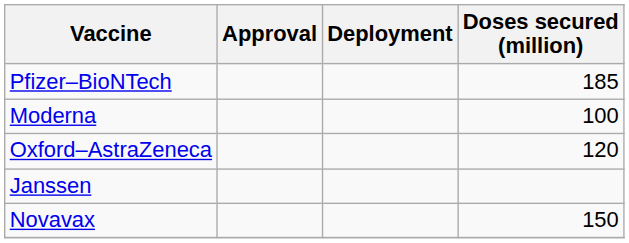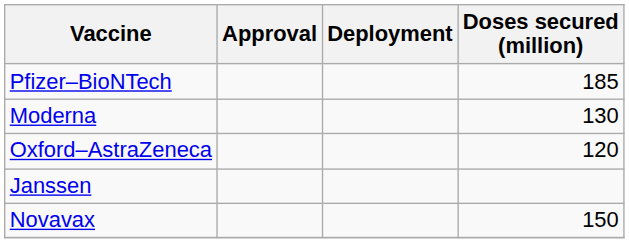(600, 116) 100 -> (600, 116) 130
